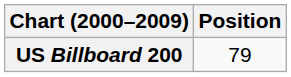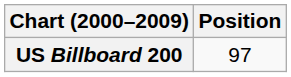(240, 54) 79 -> (240, 54) 97
